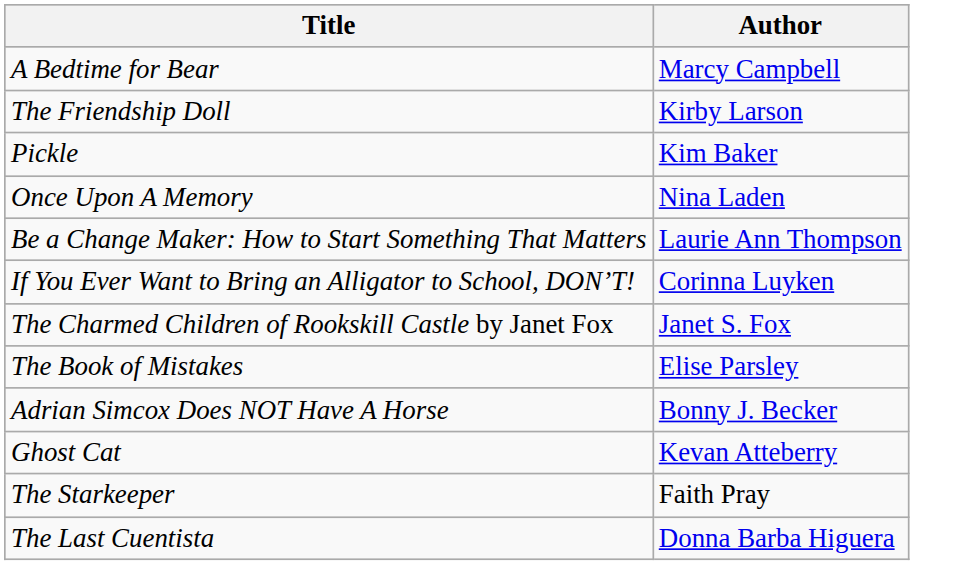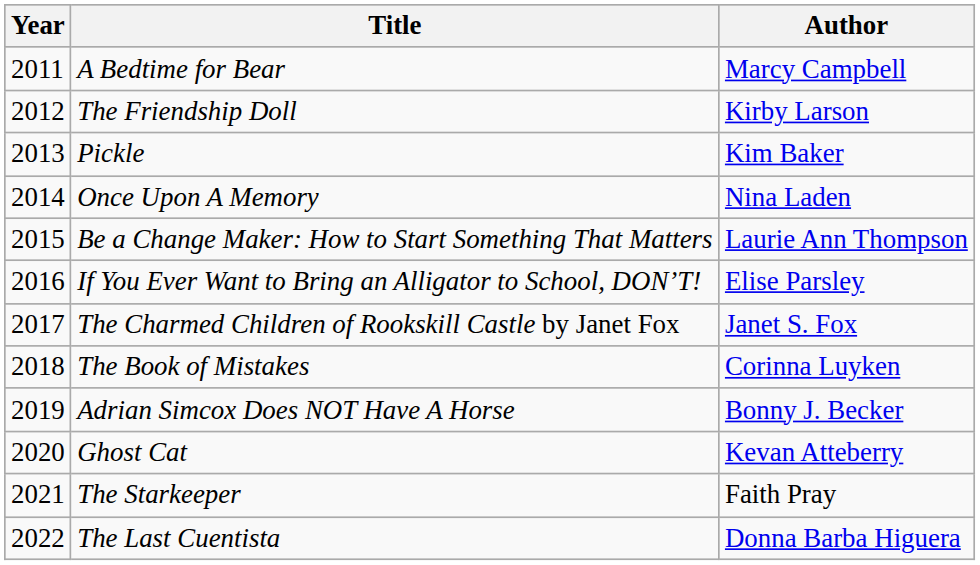+ column: (38, 25)
(746, 281) Corinna Luyken -> (795, 281) Elise Parsley
(729, 366) Elise Parsley -> (813, 366) Corinna Luyken
